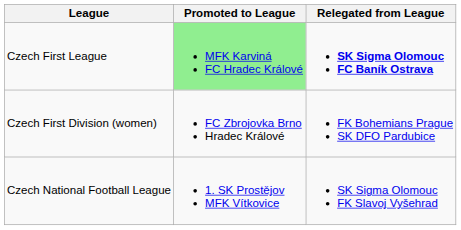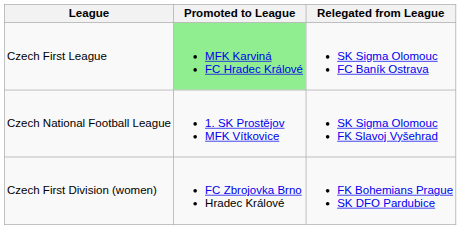(381, 63) bold -> (381, 63) normal
rows swapped: (89, 190) <-> (82, 123)
